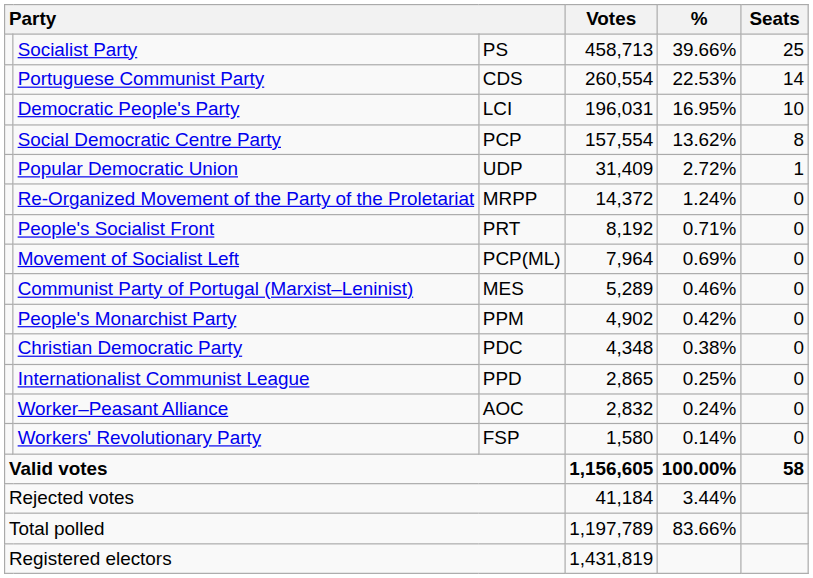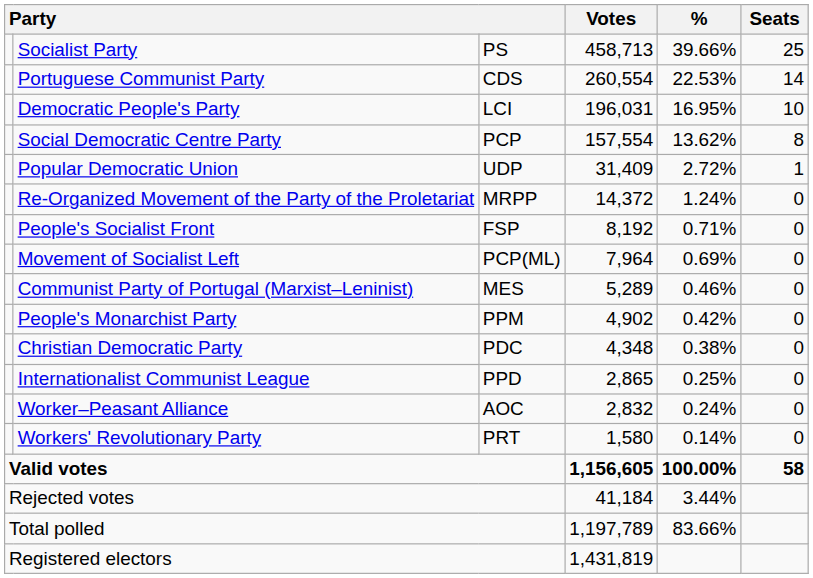(502, 229) PRT -> (501, 229) FSP
(501, 438) FSP -> (502, 438) PRT
